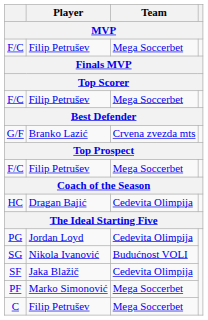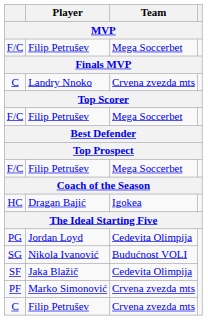+ row: (15, 82)
- row: (15, 133)
(153, 202) Cedevita Olimpija -> (127, 202) Igokea
(148, 289) Mega Soccerbet -> (153, 289) Crvena zvezda mts
(148, 306) Mega Soccerbet -> (153, 306) Crvena zvezda mts
